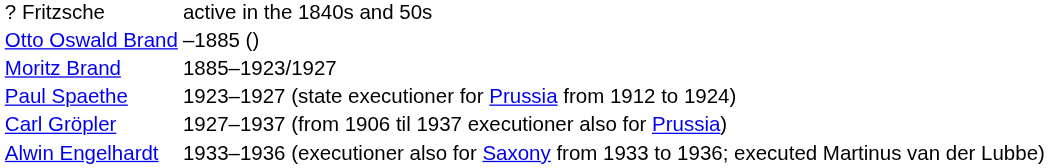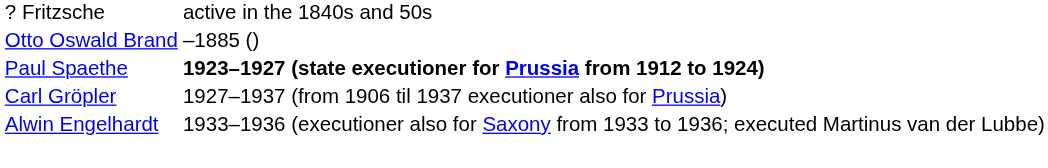- row: (63, 68)
(460, 96) normal -> (474, 68) bold
